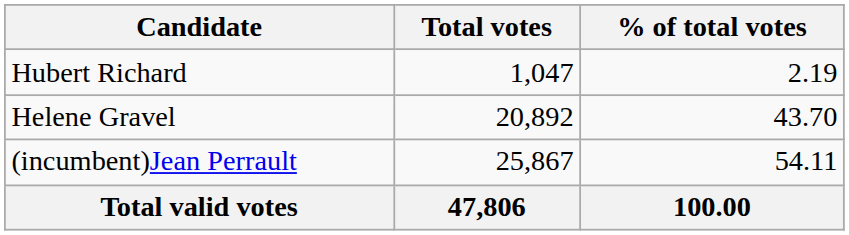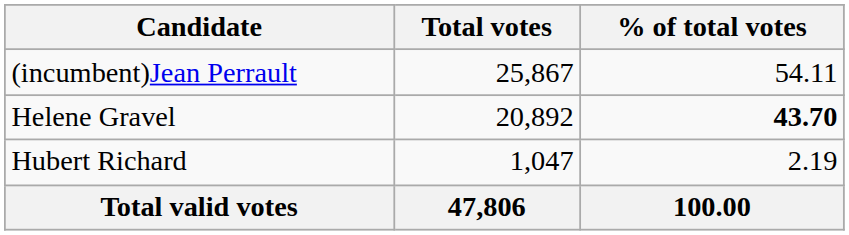rows swapped: (154, 161) <-> (99, 71)
(805, 116) normal -> (805, 116) bold
